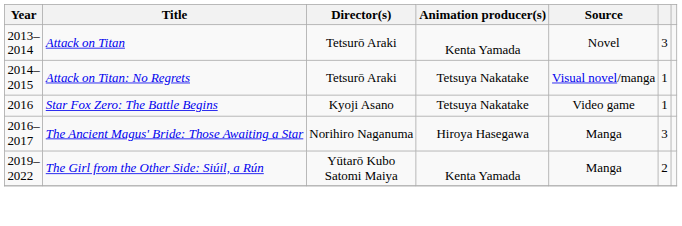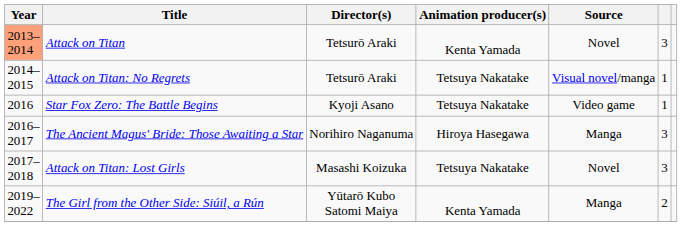(24, 42) no background -> (24, 42) lightsalmon background
+ row: (115, 168)
